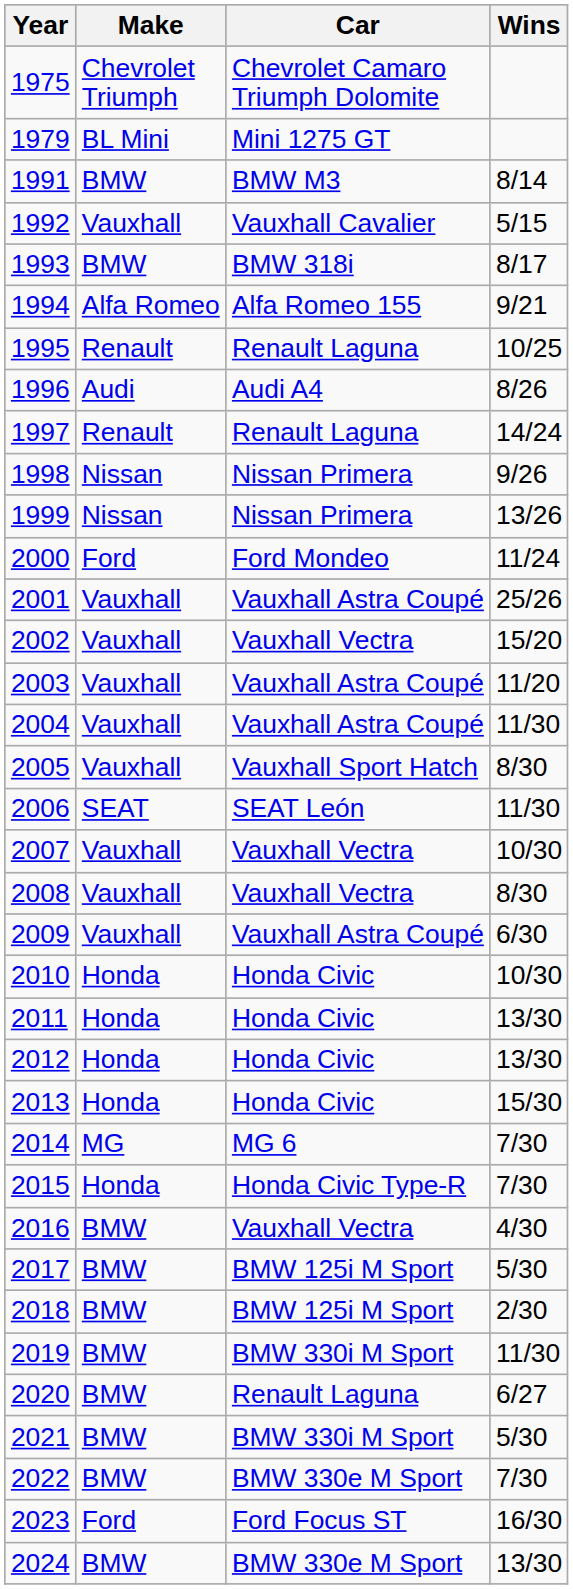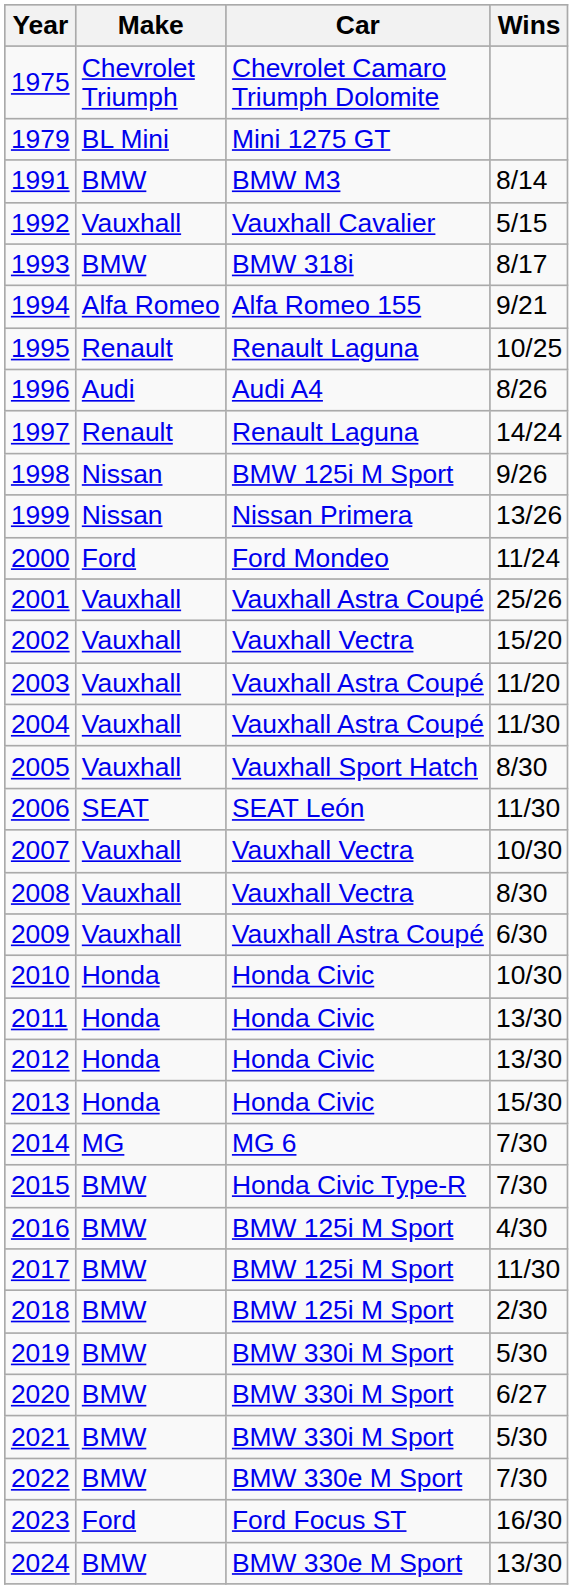(322, 473) Nissan Primera -> (343, 473) BMW 125i M Sport
(121, 1185) Honda -> (114, 1185) BMW
(323, 1227) Vauxhall Vectra -> (343, 1227) BMW 125i M Sport
(522, 1269) 5/30 -> (528, 1269) 11/30
(528, 1353) 11/30 -> (522, 1353) 5/30
(325, 1394) Renault Laguna -> (343, 1394) BMW 330i M Sport
